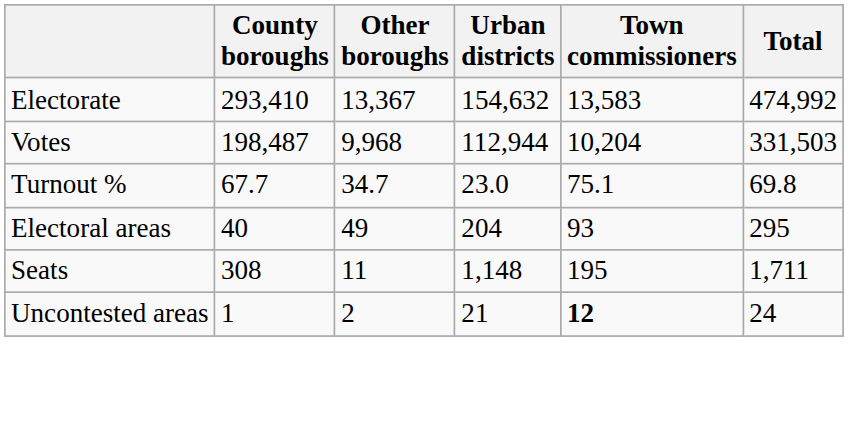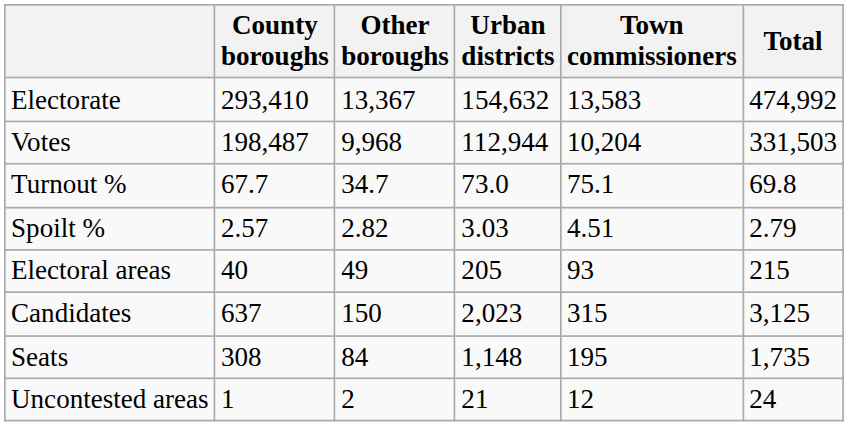(485, 185) 23.0 -> (485, 185) 73.0
+ row: (58, 227)
(482, 227) 204 -> (482, 270) 205
(769, 227) 295 -> (769, 270) 215
+ row: (71, 313)
(354, 270) 11 -> (355, 356) 84
(779, 270) 1,711 -> (780, 356) 1,735
(580, 313) bold -> (580, 399) normal
